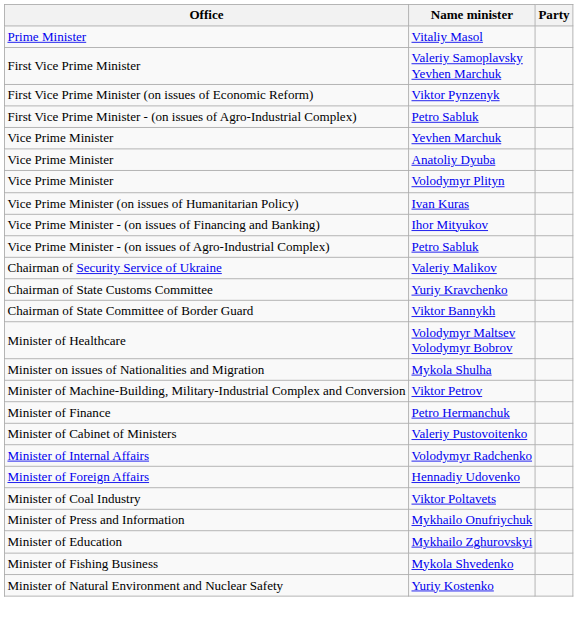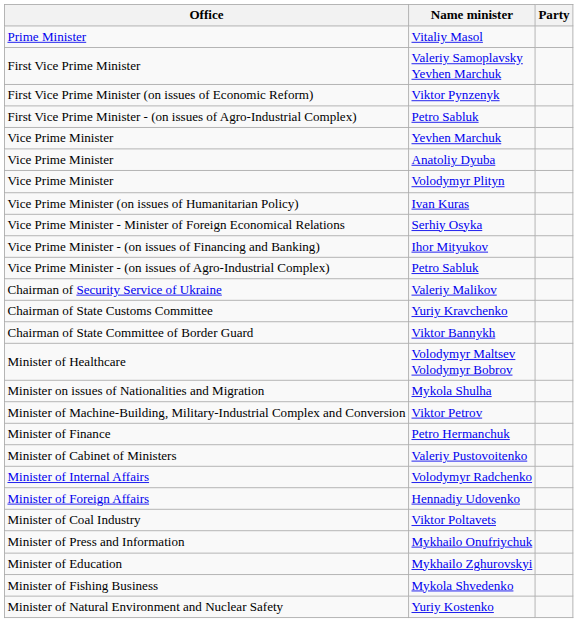+ row: (176, 224)
